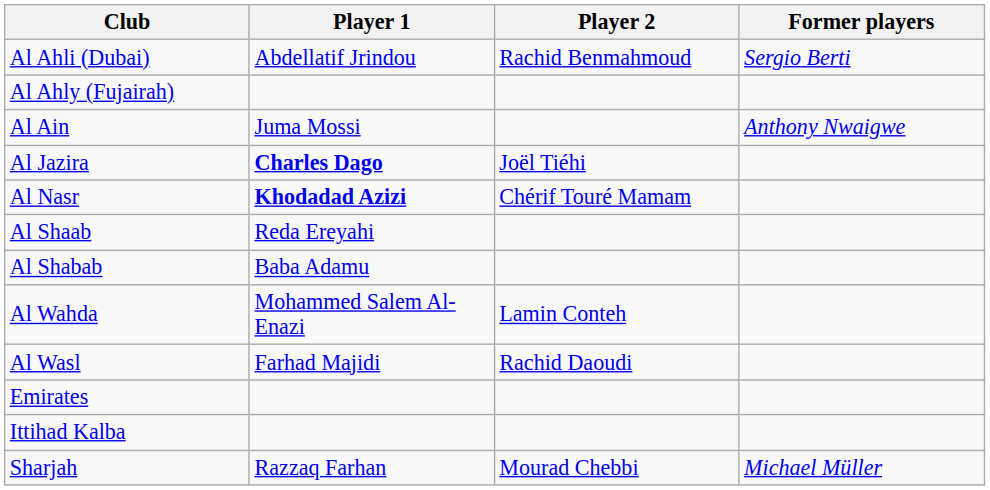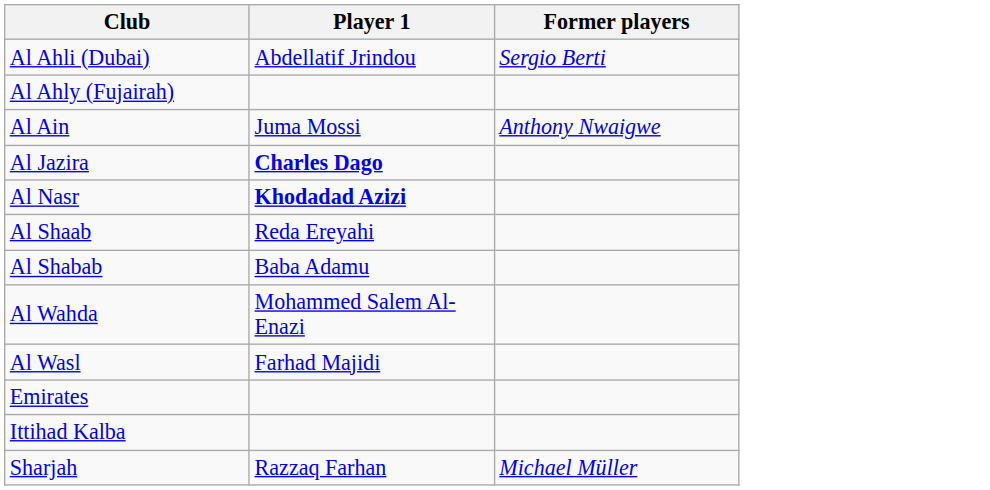- column: (617, 22)
